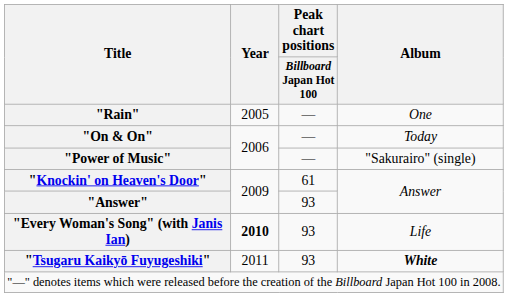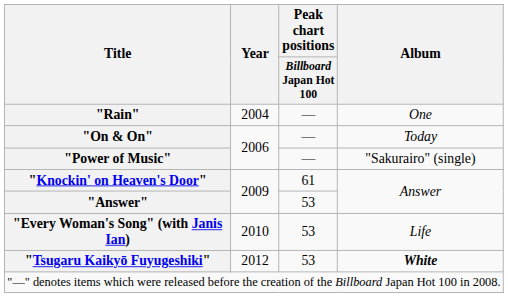(255, 115) 2005 -> (255, 115) 2004
(308, 202) 93 -> (308, 202) 53
(255, 231) bold -> (255, 231) normal
(308, 231) 93 -> (308, 231) 53
(255, 261) 2011 -> (255, 261) 2012
(308, 261) 93 -> (308, 261) 53
